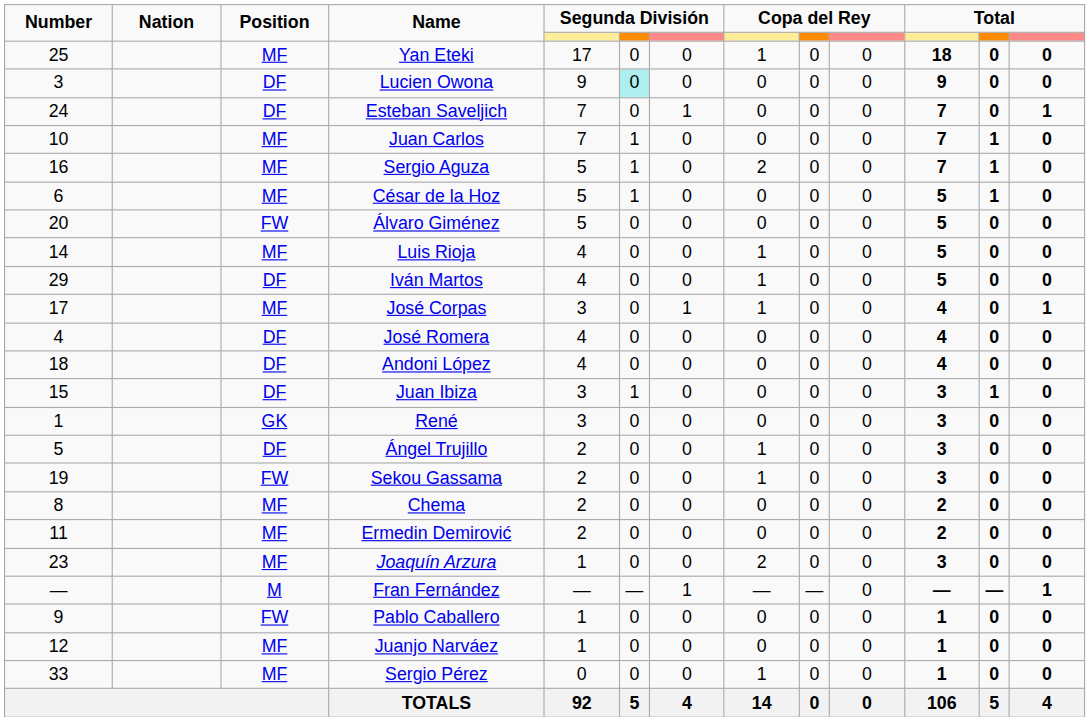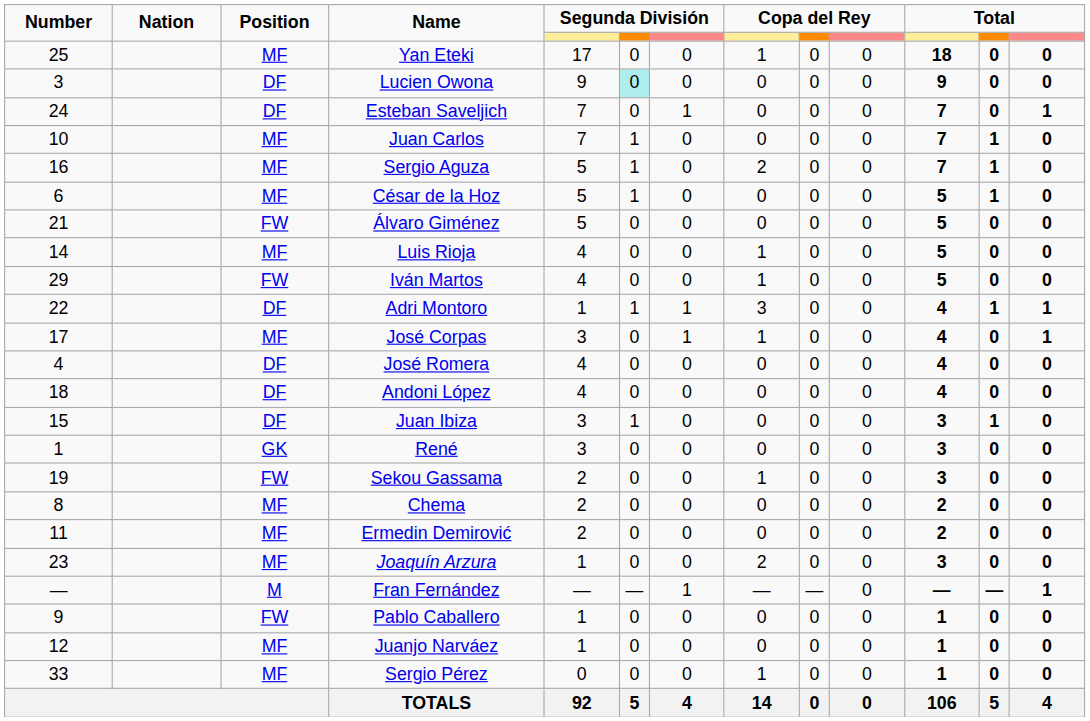(59, 223) 20 -> (59, 223) 21
(274, 280) DF -> (274, 280) FW
+ row: (436, 308)
- row: (436, 449)
